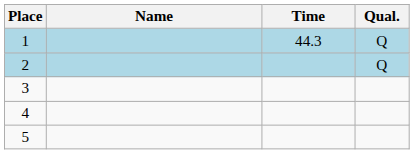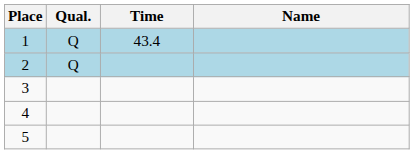columns swapped: (154, 16) <-> (382, 16)
(308, 40) 44.3 -> (147, 40) 43.4
